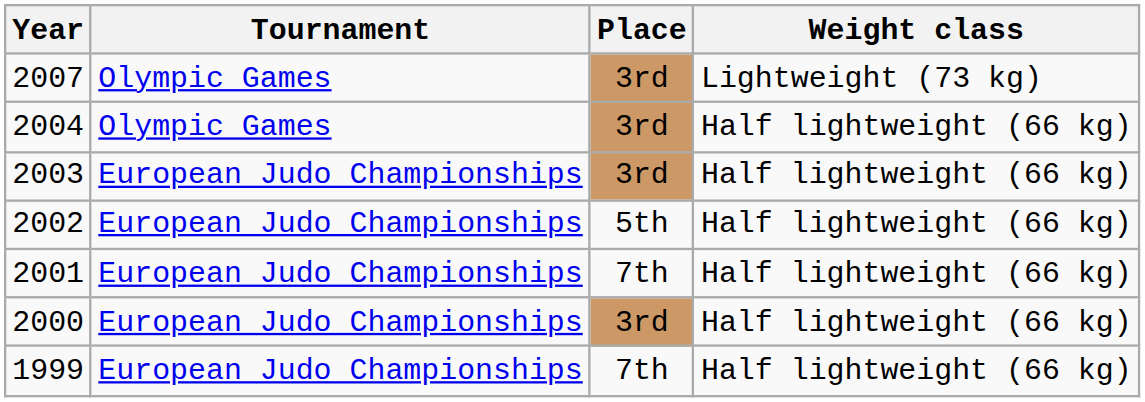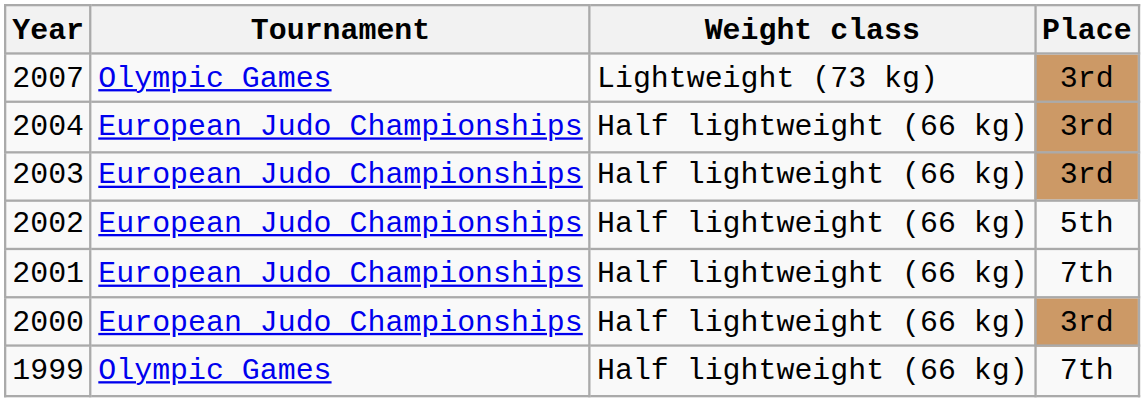columns swapped: (642, 30) <-> (916, 30)
(215, 127) Olympic Games -> (341, 127) European Judo Championships
(341, 371) European Judo Championships -> (215, 371) Olympic Games
